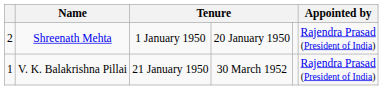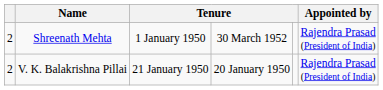(252, 38) 20 January 1950 -> (252, 38) 30 March 1952
(10, 69) 1 -> (10, 69) 2
(252, 69) 30 March 1952 -> (252, 69) 20 January 1950
